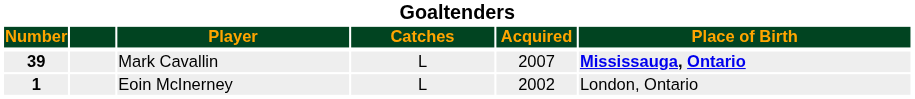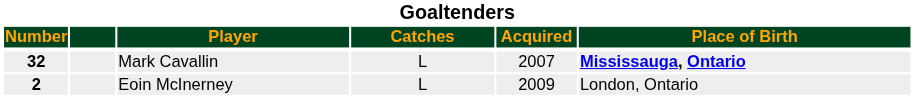(36, 61) 39 -> (36, 61) 32
(36, 84) 1 -> (36, 84) 2
(537, 84) 2002 -> (537, 84) 2009
